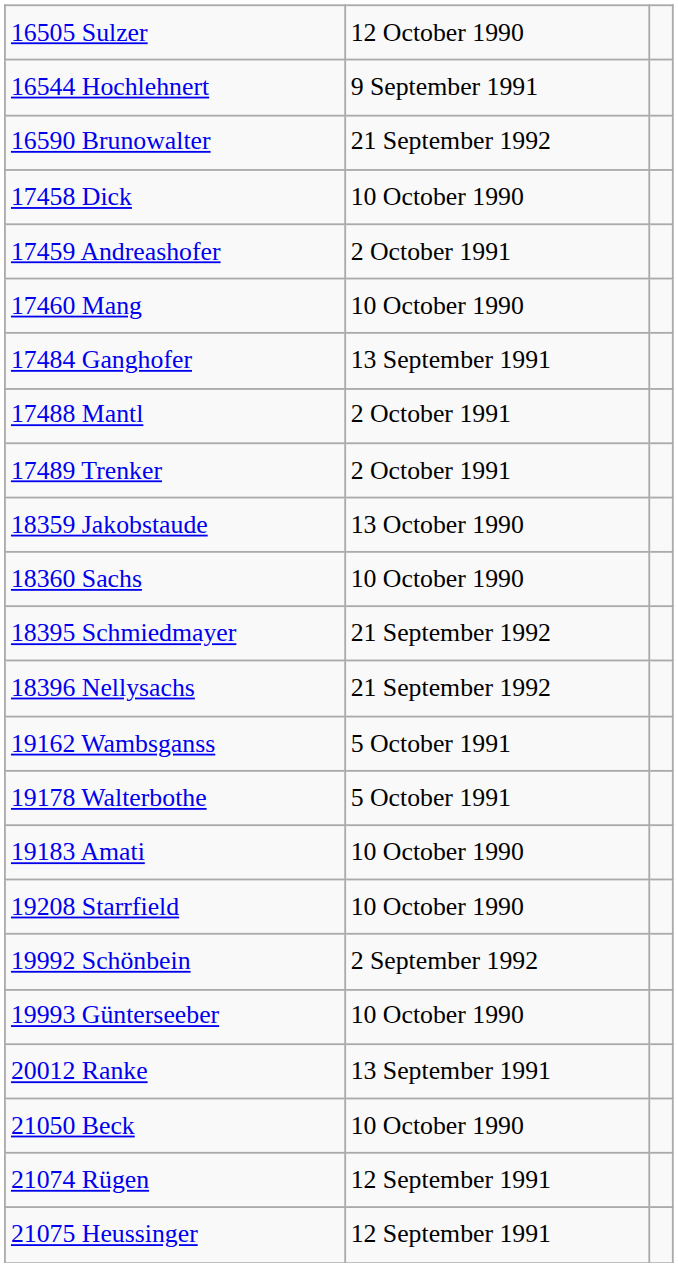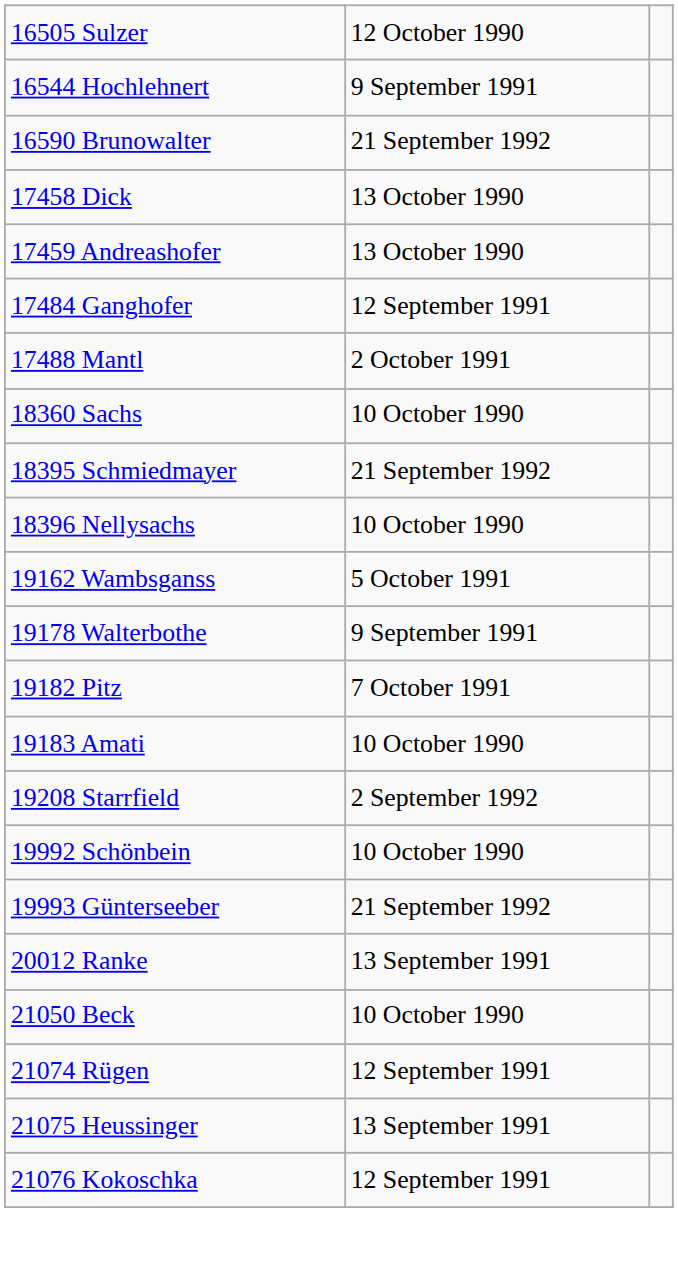(437, 196) 10 October 1990 -> (437, 196) 13 October 1990
(431, 250) 2 October 1991 -> (437, 250) 13 October 1990
- row: (76, 305)
(451, 359) 13 September 1991 -> (451, 305) 12 September 1991
- row: (86, 469)
- row: (109, 523)
(451, 687) 21 September 1992 -> (437, 523) 10 October 1990
(431, 797) 5 October 1991 -> (444, 633) 9 September 1991
+ row: (66, 687)
(437, 906) 10 October 1990 -> (444, 797) 2 September 1992
(444, 961) 2 September 1992 -> (437, 851) 10 October 1990
(437, 1015) 10 October 1990 -> (451, 906) 21 September 1992
(451, 1234) 12 September 1991 -> (451, 1124) 13 September 1991
+ row: (104, 1179)
